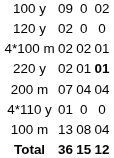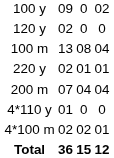rows swapped: (30, 129) <-> (30, 49)
(102, 69) bold -> (102, 69) normal
